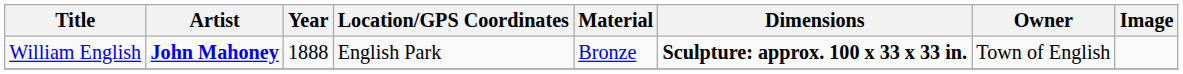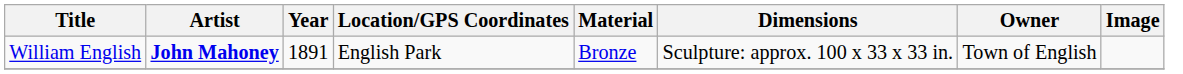(308, 52) 1888 -> (308, 52) 1891
(815, 52) bold -> (808, 52) normal
